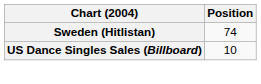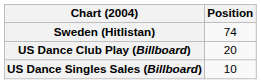+ row: (104, 50)
